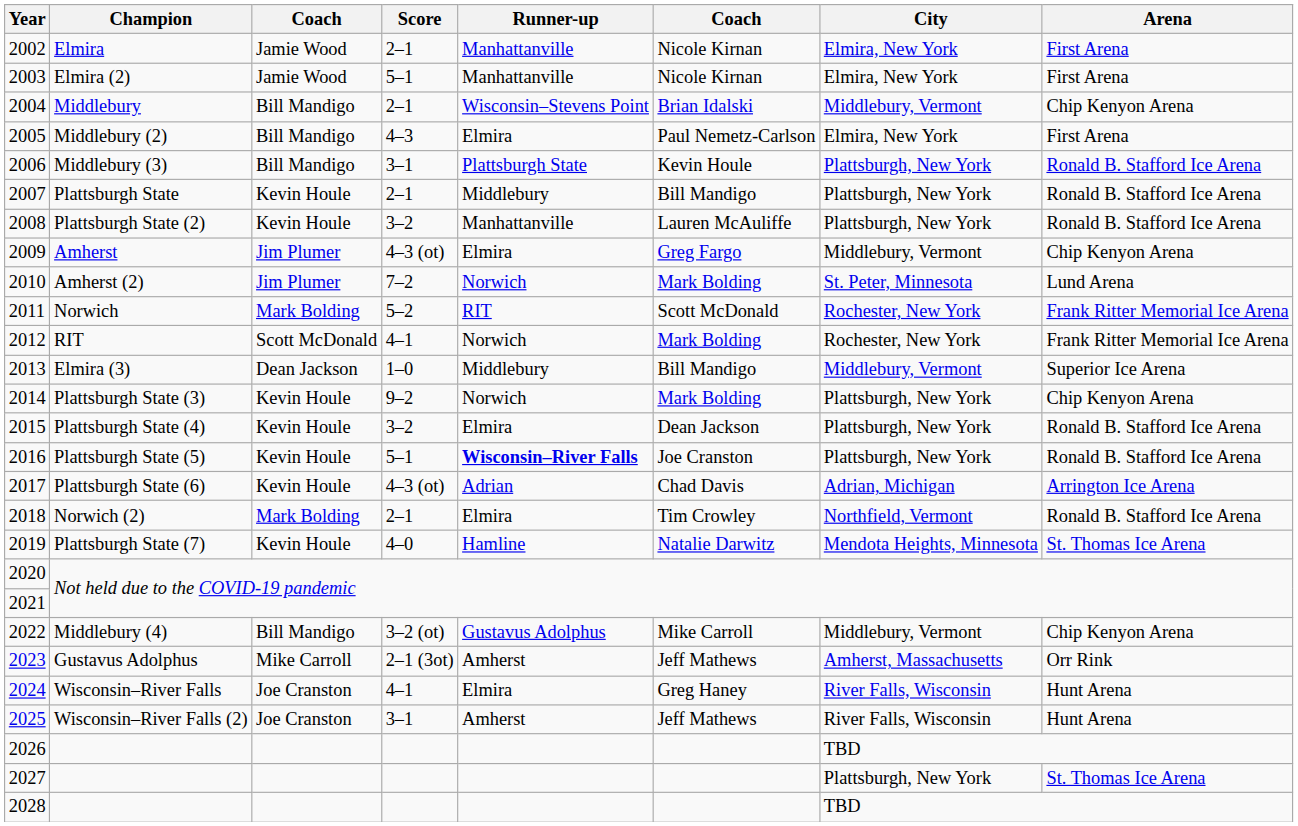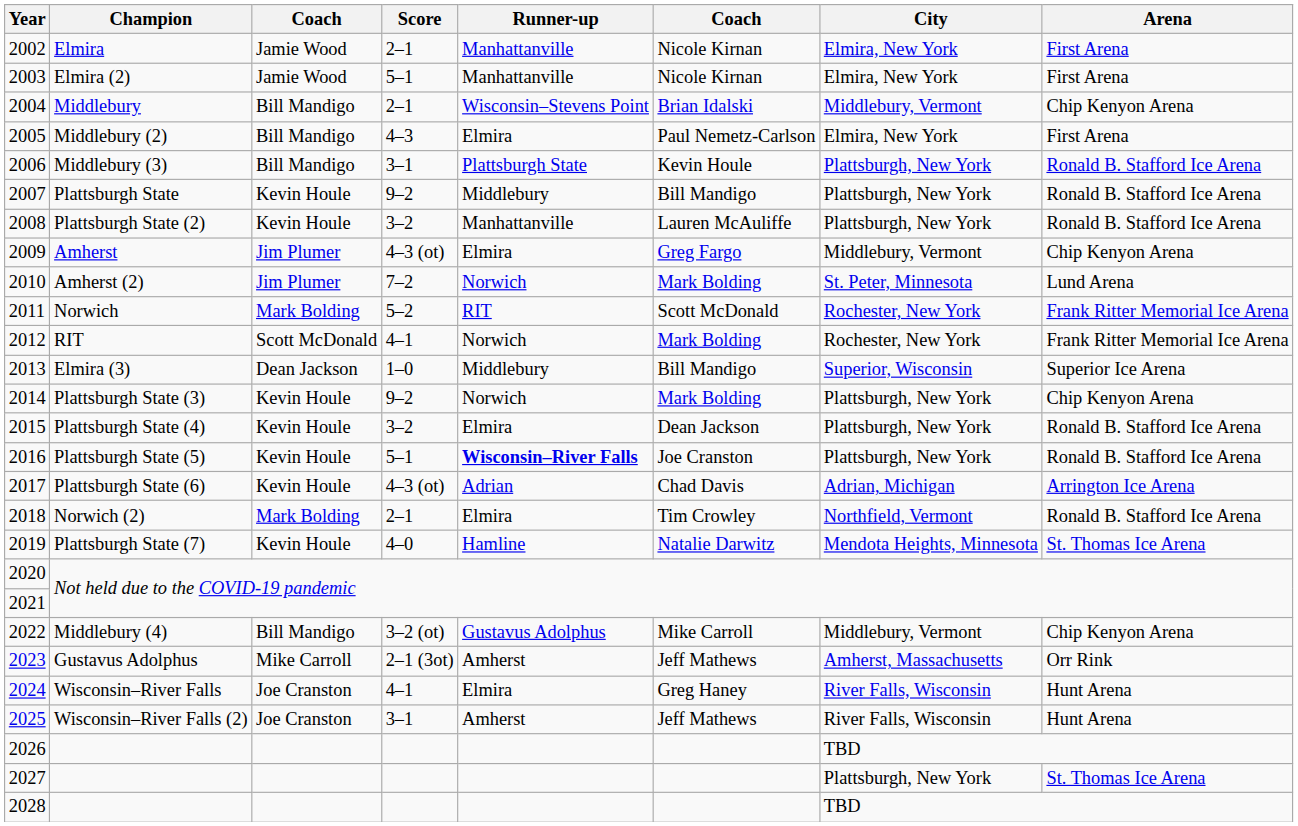(399, 194) 2–1 -> (399, 194) 9–2
(903, 369) Middlebury, Vermont -> (898, 369) Superior, Wisconsin
